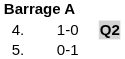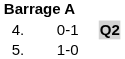(68, 29) 1-0 -> (68, 29) 0-1
(68, 50) 0-1 -> (68, 50) 1-0
